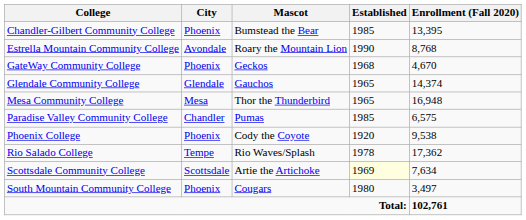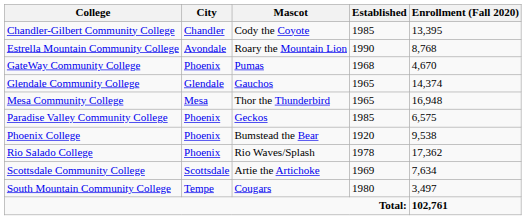(202, 30) Phoenix -> (204, 30) Chandler
(276, 30) Bumstead the Bear -> (272, 30) Cody the Coyote
(251, 65) Geckos -> (249, 65) Pumas
(204, 118) Chandler -> (202, 118) Phoenix
(249, 118) Pumas -> (251, 118) Geckos
(272, 135) Cody the Coyote -> (276, 135) Bumstead the Bear
(199, 153) Tempe -> (202, 153) Phoenix
(363, 170) lightyellow background -> (363, 170) no background
(202, 188) Phoenix -> (199, 188) Tempe
